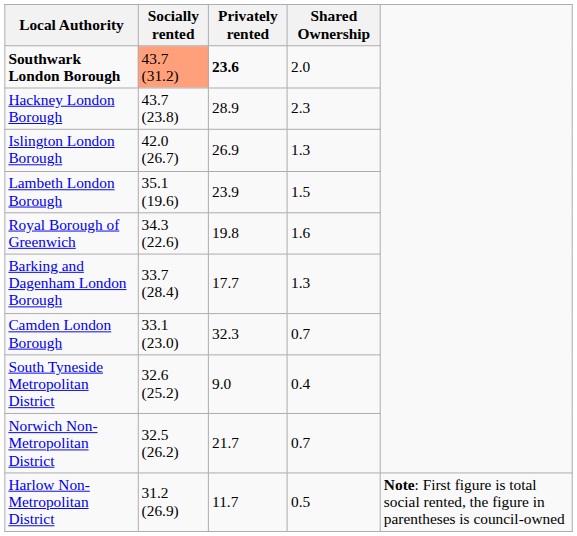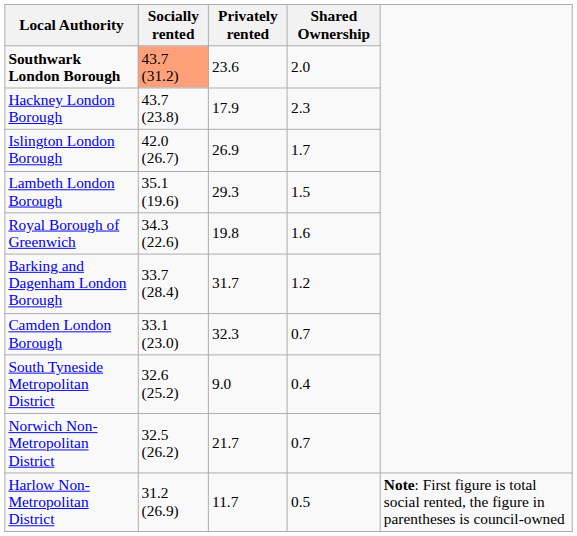(225, 66) bold -> (225, 66) normal
(225, 108) 28.9 -> (225, 108) 17.9
(301, 150) 1.3 -> (301, 150) 1.7
(225, 191) 23.9 -> (225, 191) 29.3
(225, 283) 17.7 -> (225, 283) 31.7
(301, 283) 1.3 -> (301, 283) 1.2
